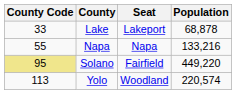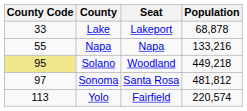(144, 64) Fairfield -> (151, 64) Woodland
(201, 64) 449,220 -> (212, 64) 449,218
+ row: (98, 81)
(144, 81) Woodland -> (151, 98) Fairfield
